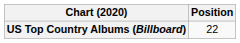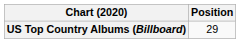(212, 30) 22 -> (212, 30) 29
